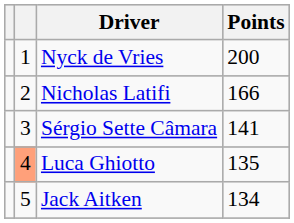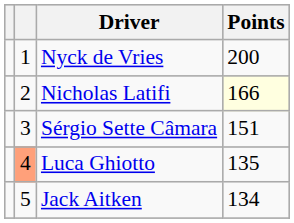(243, 92) no background -> (243, 92) lightyellow background
(243, 128) 141 -> (243, 128) 151
